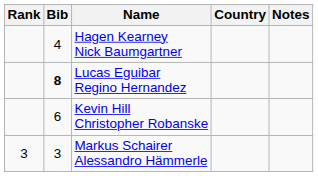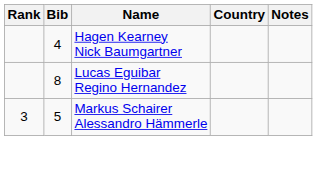(57, 80) bold -> (57, 80) normal
- row: (141, 116)
(57, 153) 3 -> (57, 116) 5
